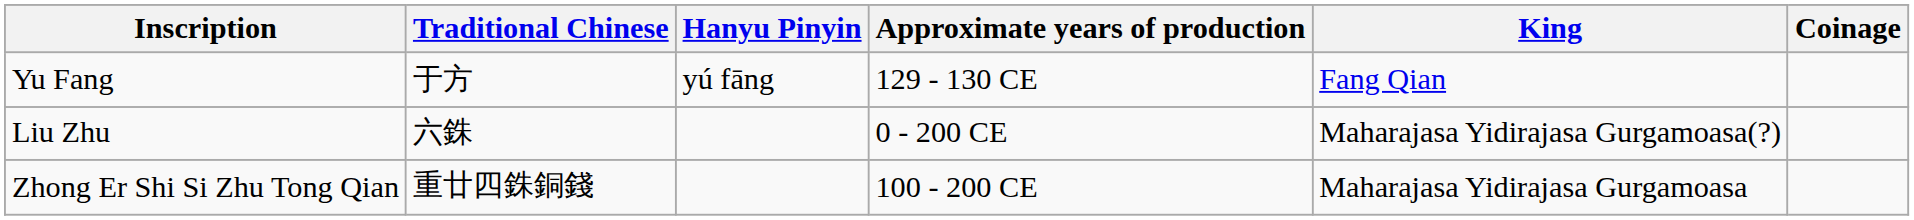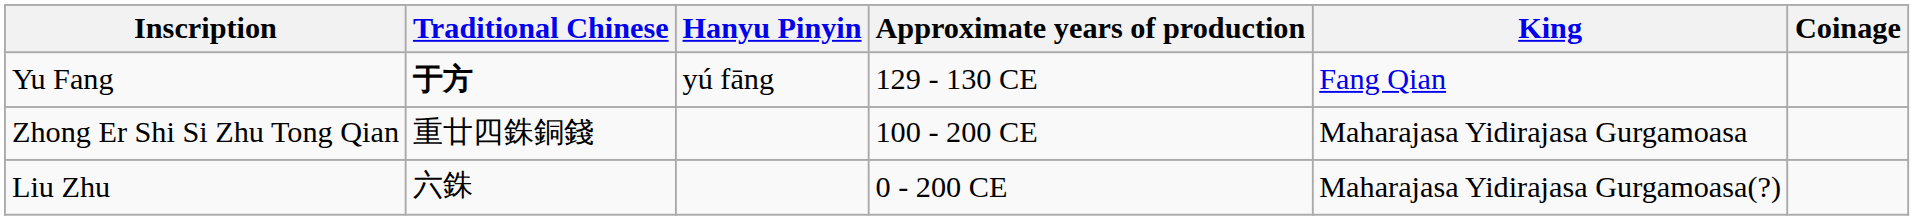(443, 78) normal -> (443, 78) bold
rows swapped: (205, 186) <-> (61, 132)
